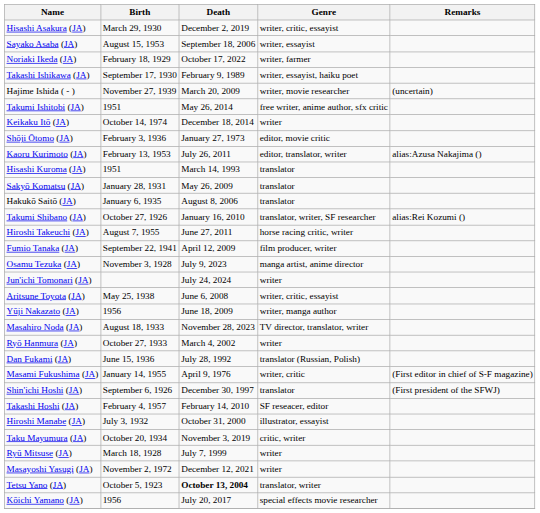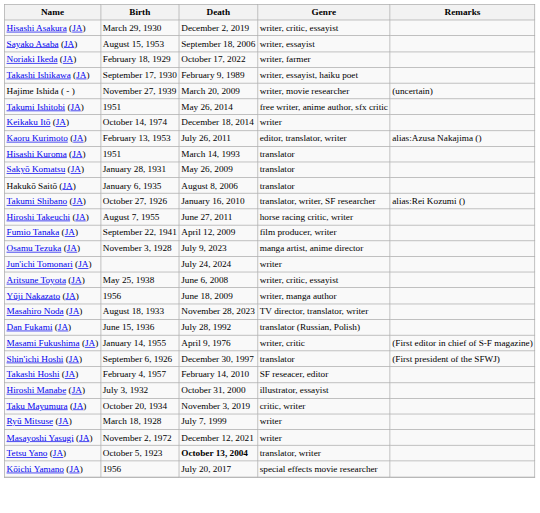- row: (40, 138)
- row: (42, 343)
